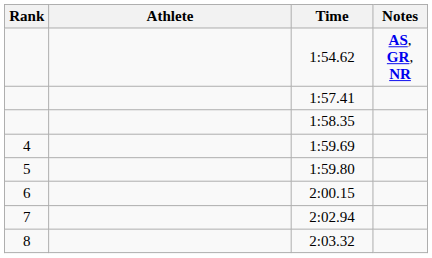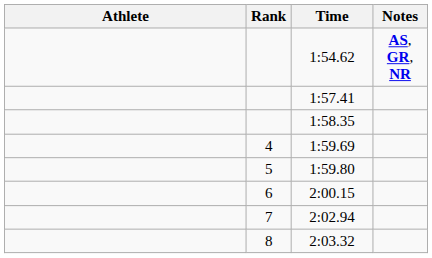columns swapped: (27, 16) <-> (170, 16)
